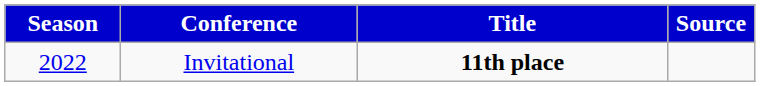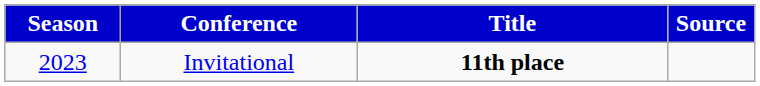(63, 61) 2022 -> (63, 61) 2023
